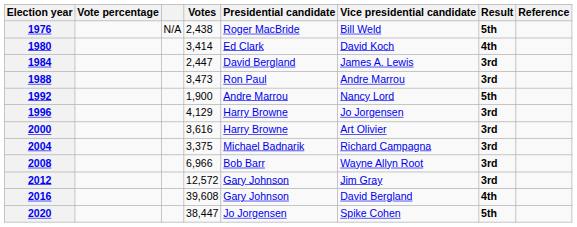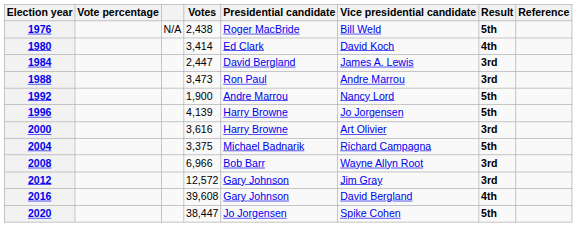(199, 113) 4,129 -> (199, 113) 4,139
(489, 113) 3rd -> (489, 113) 5th
(489, 146) 3rd -> (489, 146) 5th
